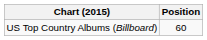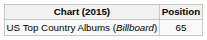(181, 27) 60 -> (181, 27) 65
